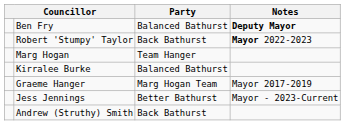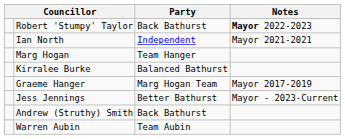- row: (35, 26)
+ row: (40, 40)
+ row: (48, 127)
